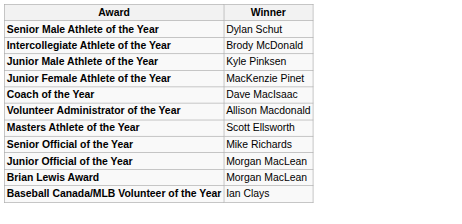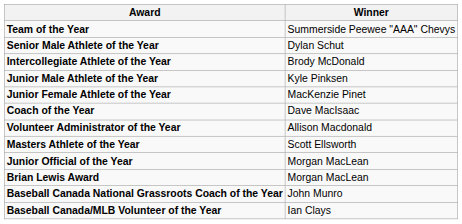+ row: (48, 29)
- row: (70, 144)
+ row: (145, 194)
